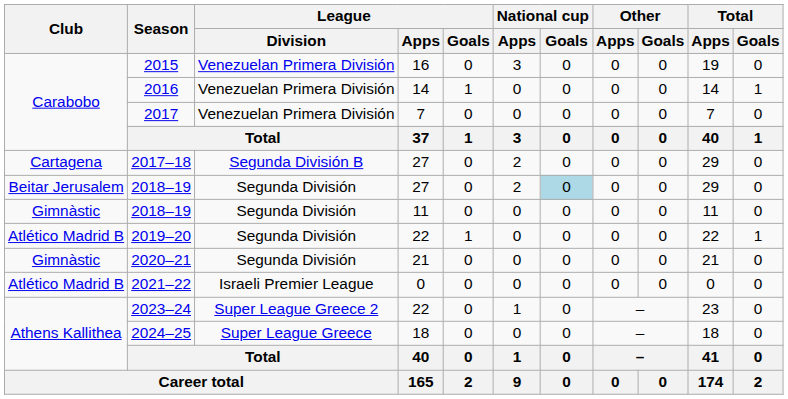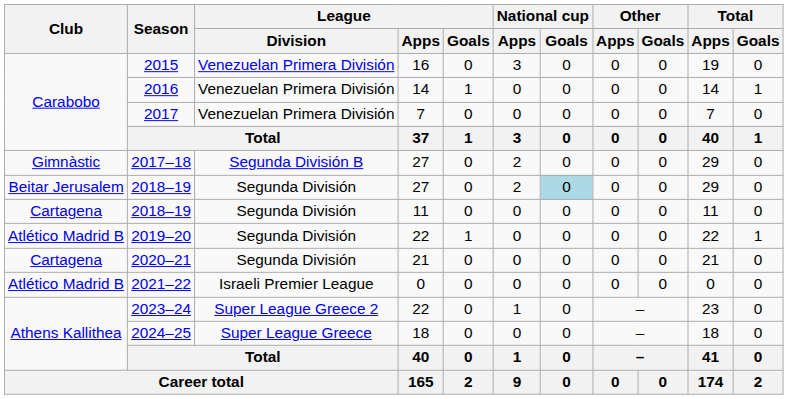(66, 162) Cartagena -> (66, 162) Gimnàstic
(66, 211) Gimnàstic -> (66, 211) Cartagena
(66, 260) Gimnàstic -> (66, 260) Cartagena
